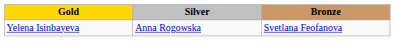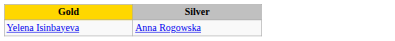- column: (326, 12)
